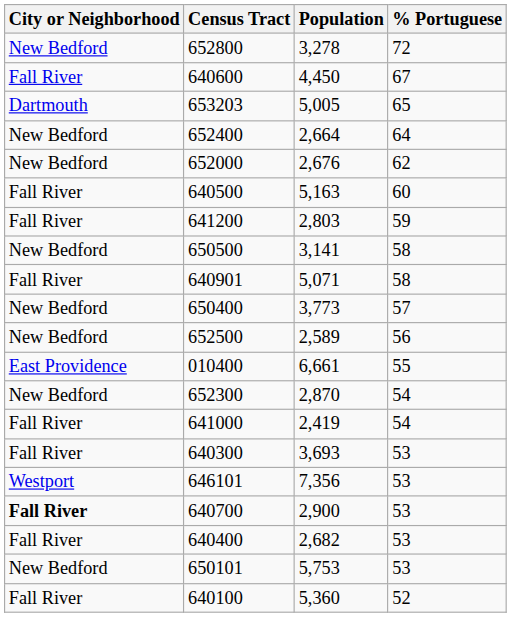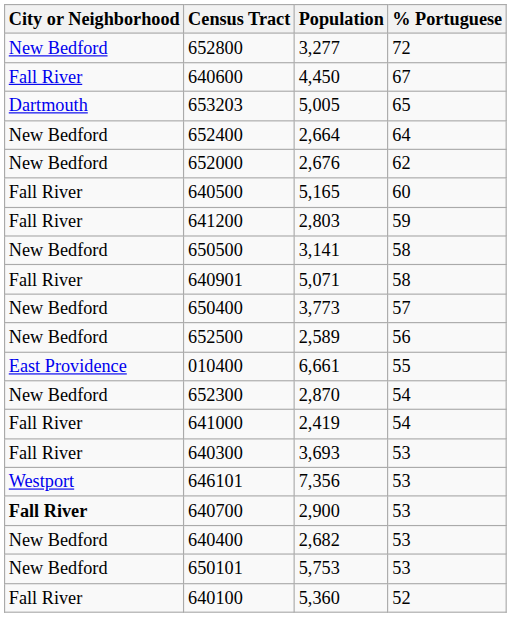(319, 47) 3,278 -> (319, 47) 3,277
(319, 192) 5,163 -> (319, 192) 5,165
(46, 539) Fall River -> (58, 539) New Bedford
